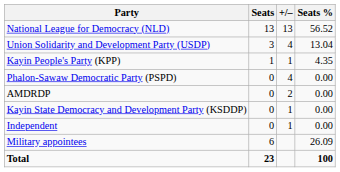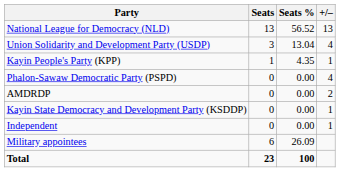columns swapped: (286, 12) <-> (315, 12)
